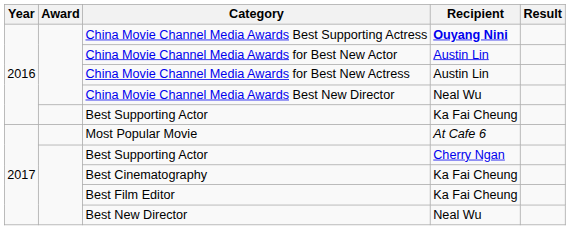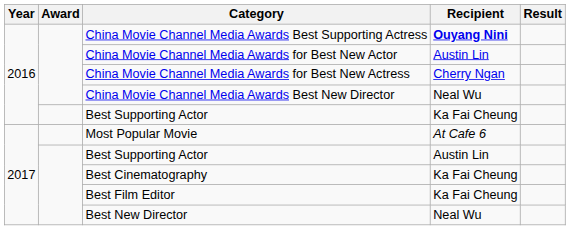(461, 74) Austin Lin -> (469, 74) Cherry Ngan
(469, 154) Cherry Ngan -> (461, 154) Austin Lin
